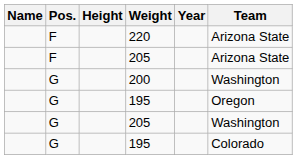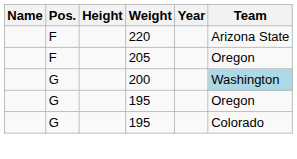(250, 57) Arizona State -> (233, 57) Oregon
(245, 79) no background -> (245, 79) lightblue background
- row: (54, 122)
